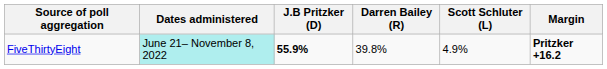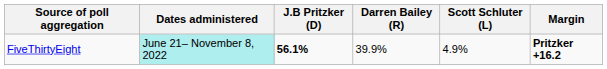(292, 49) 55.9% -> (292, 49) 56.1%
(371, 49) 39.8% -> (371, 49) 39.9%
